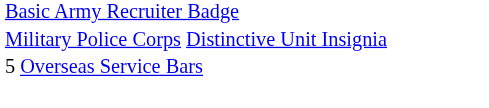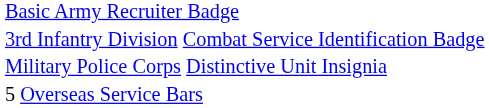+ row: (245, 39)
